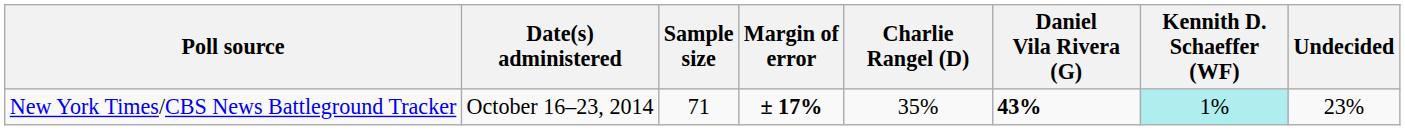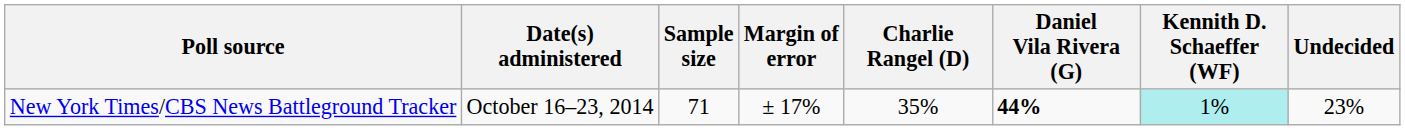(791, 106) bold -> (791, 106) normal
(1019, 106) 43% -> (1019, 106) 44%
